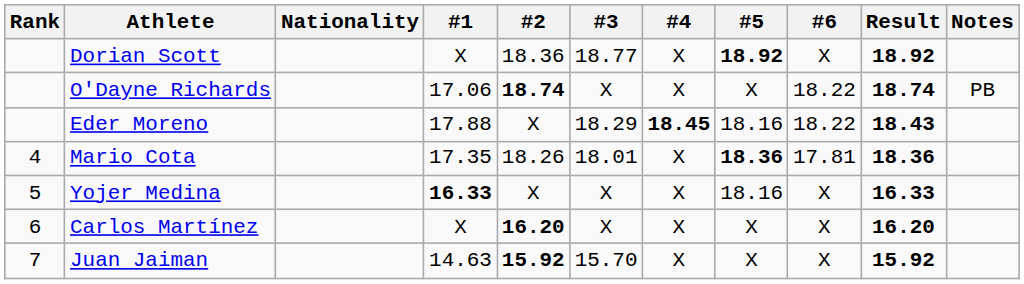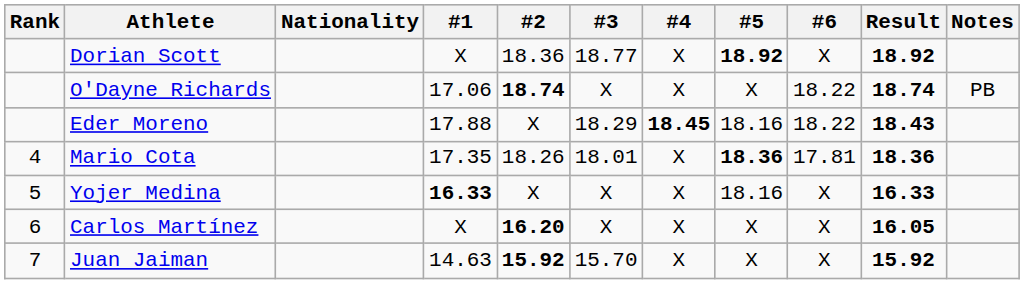(903, 227) 16.20 -> (903, 227) 16.05
